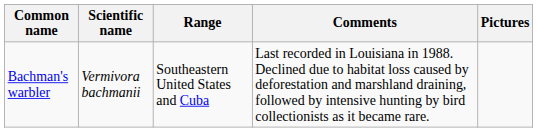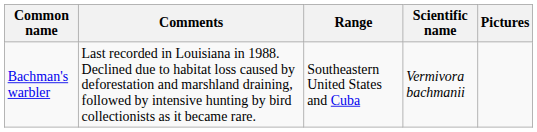columns swapped: (116, 23) <-> (365, 23)
